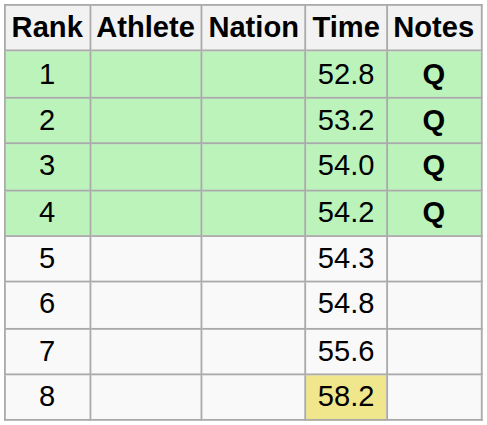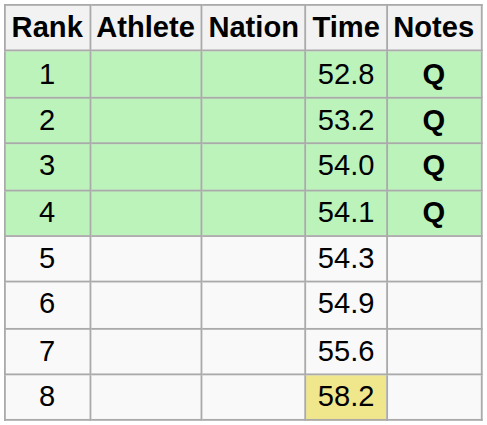(346, 212) 54.2 -> (346, 212) 54.1
(346, 304) 54.8 -> (346, 304) 54.9
